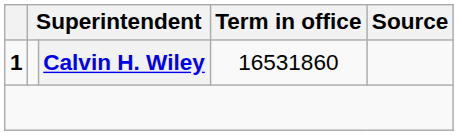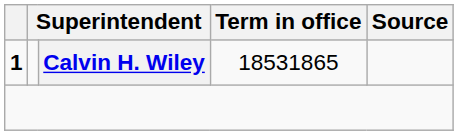(288, 62) 16531860 -> (288, 62) 18531865
